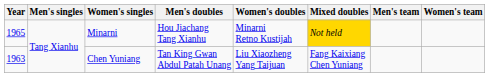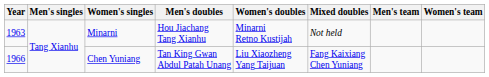(16, 33) 1965 -> (16, 33) 1963
(326, 33) gold background -> (326, 33) no background
(16, 60) 1963 -> (16, 60) 1966
